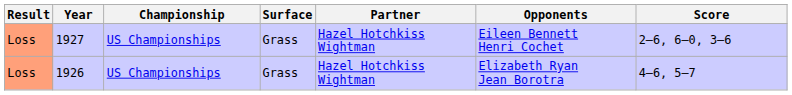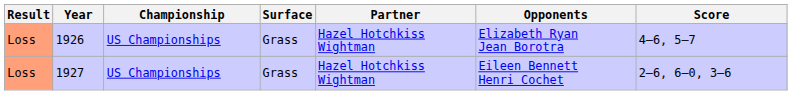rows swapped: (70, 73) <-> (70, 40)
